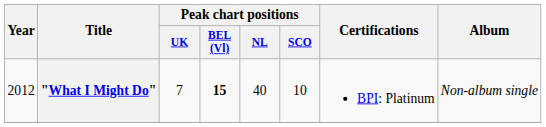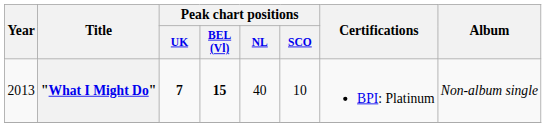(21, 90) 2012 -> (21, 90) 2013
(179, 90) normal -> (179, 90) bold
